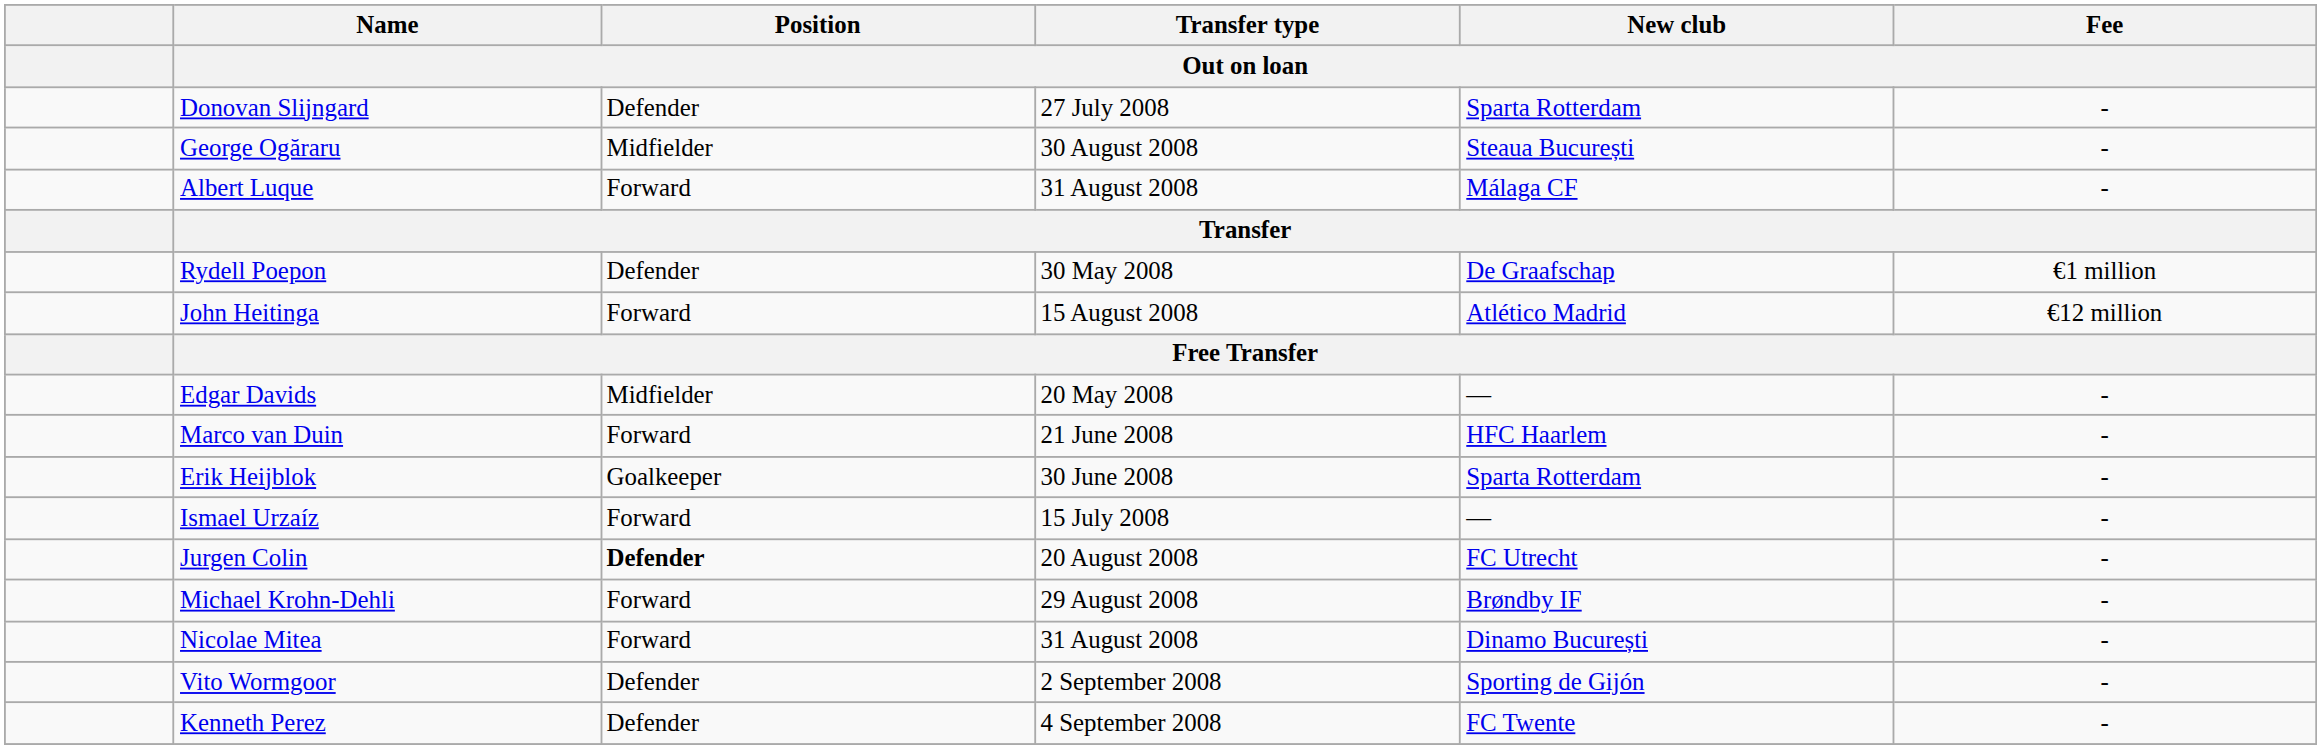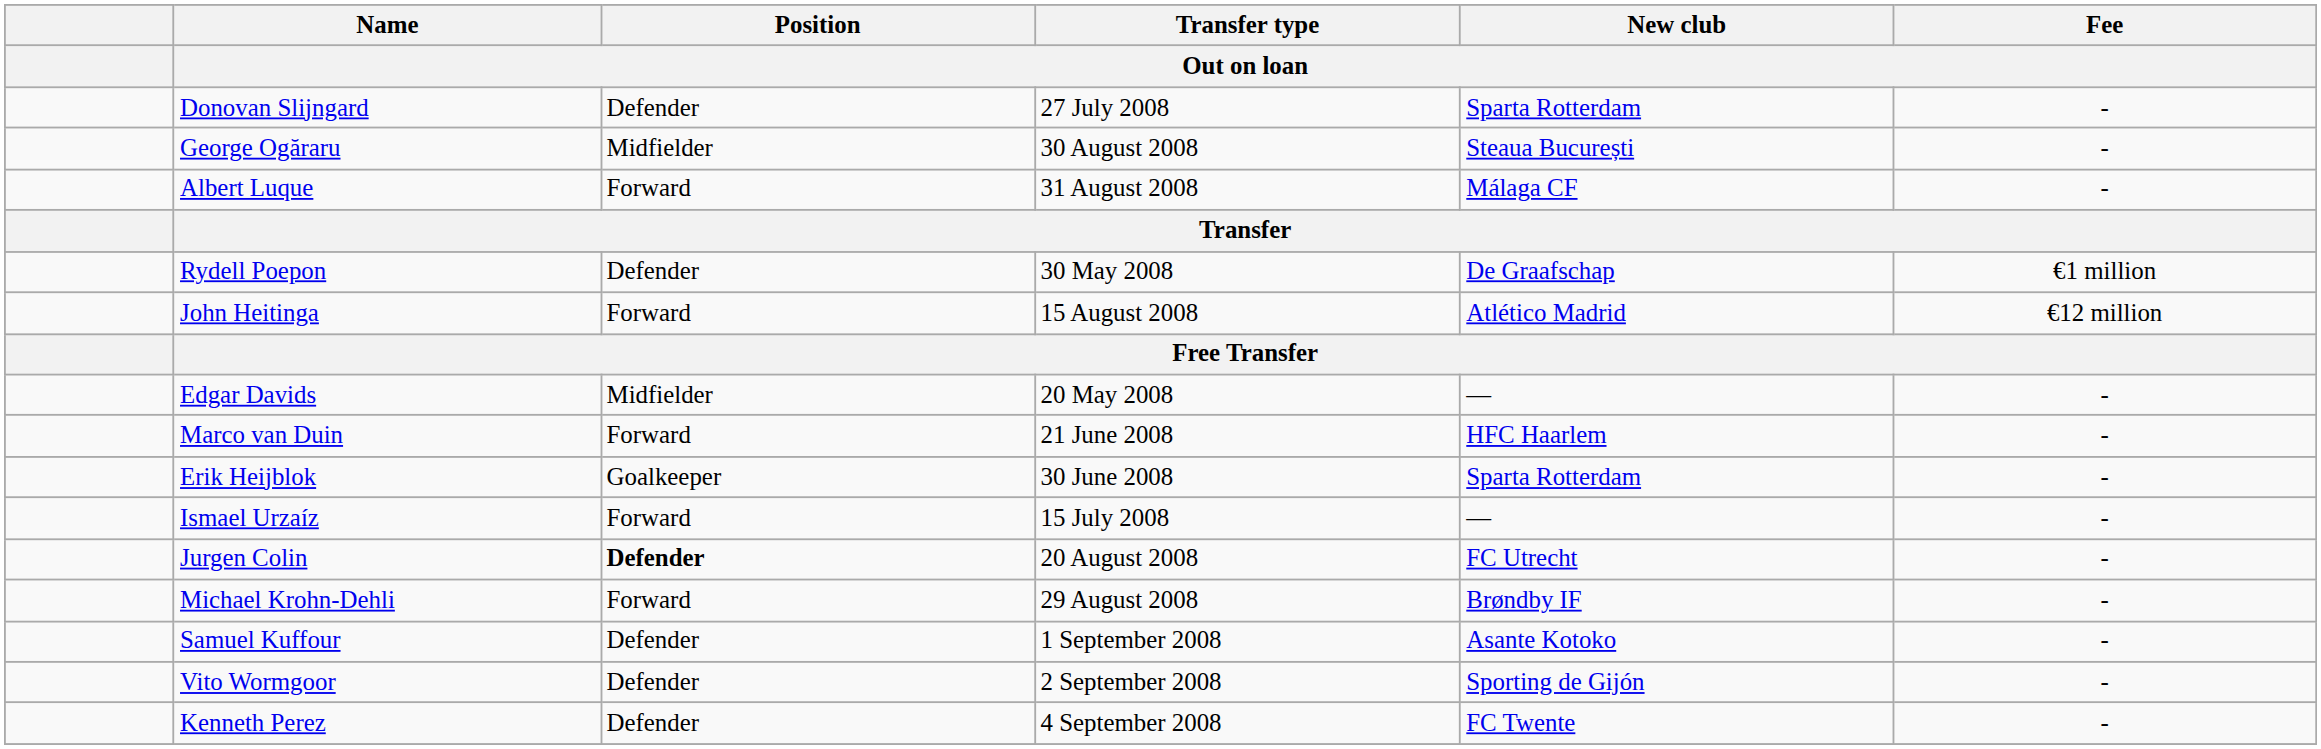- row: (251, 640)
+ row: (260, 640)
